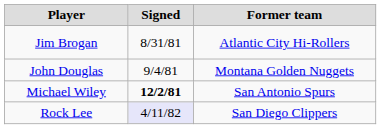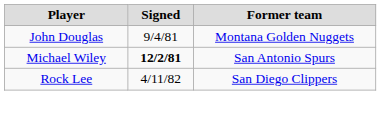- row: (66, 42)
(161, 112) lavender background -> (161, 79) no background
